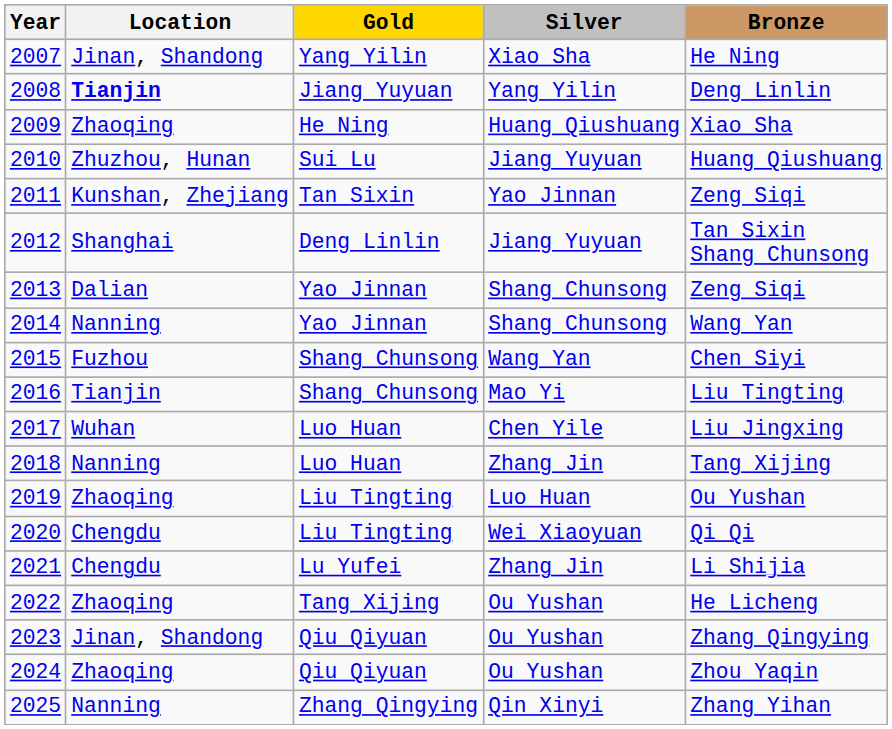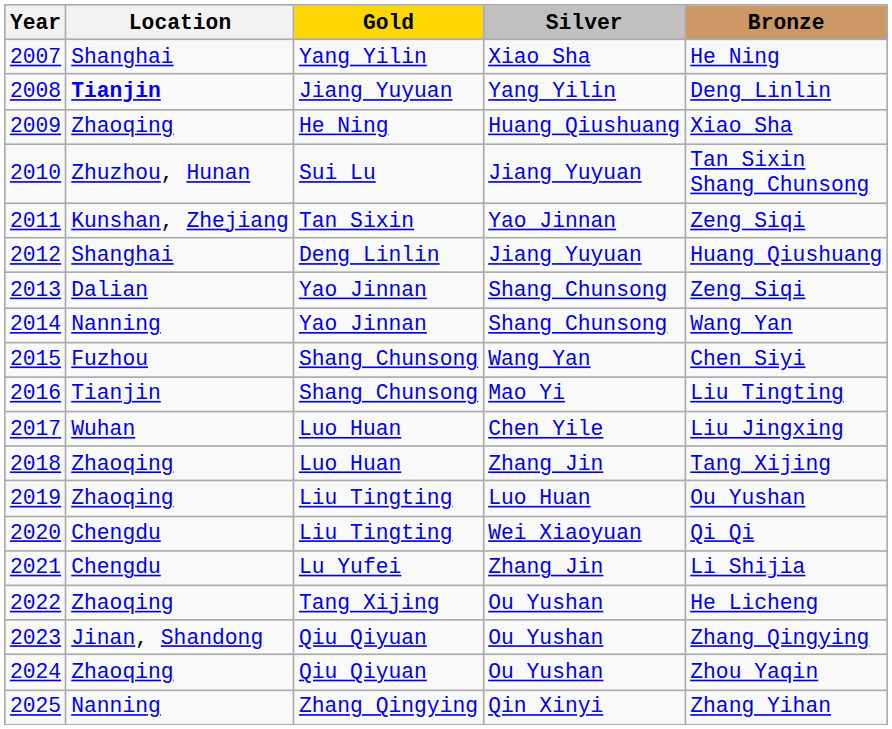(167, 57) Jinan, Shandong -> (122, 57) Shanghai
(786, 161) Huang Qiushuang -> (780, 173) Tan Sixin Shang Chunsong
(780, 243) Tan Sixin Shang Chunsong -> (786, 255) Huang Qiushuang
(116, 464) Nanning -> (122, 464) Zhaoqing
